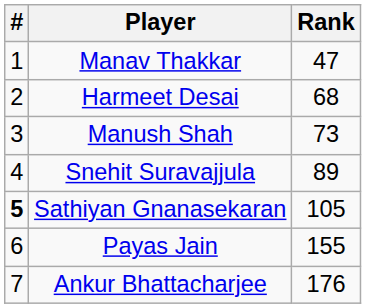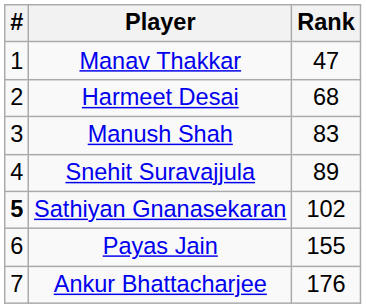(326, 135) 73 -> (326, 135) 83
(326, 209) 105 -> (326, 209) 102
